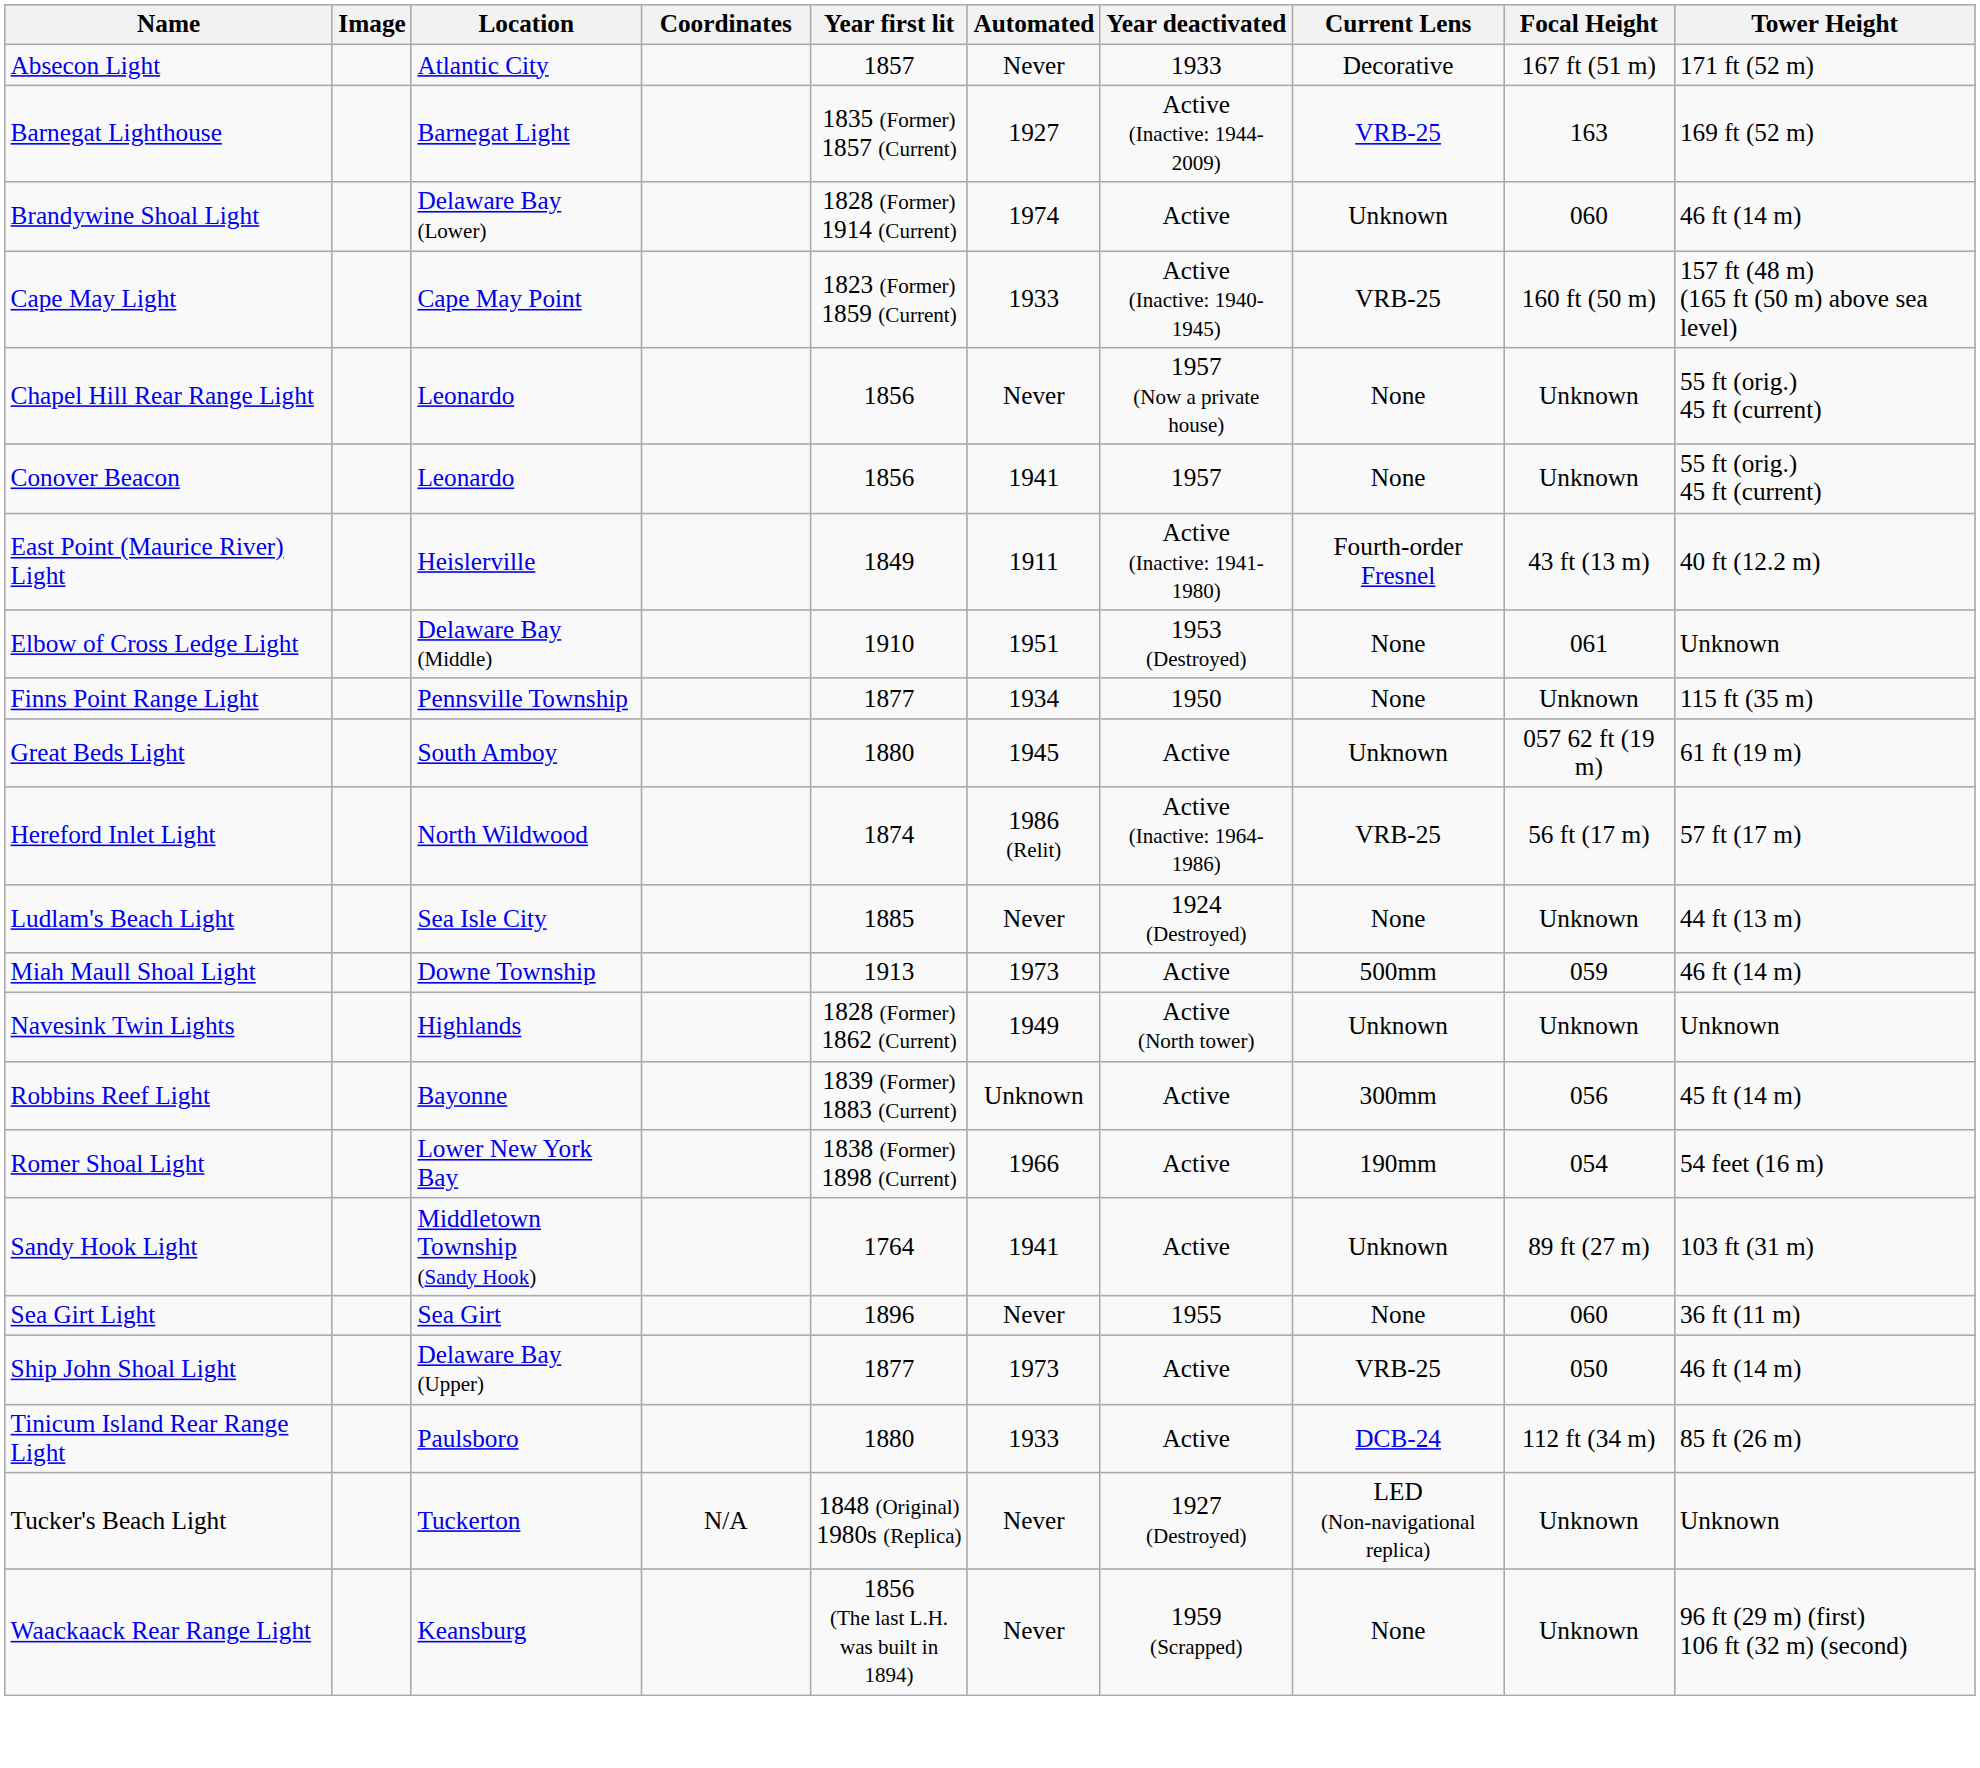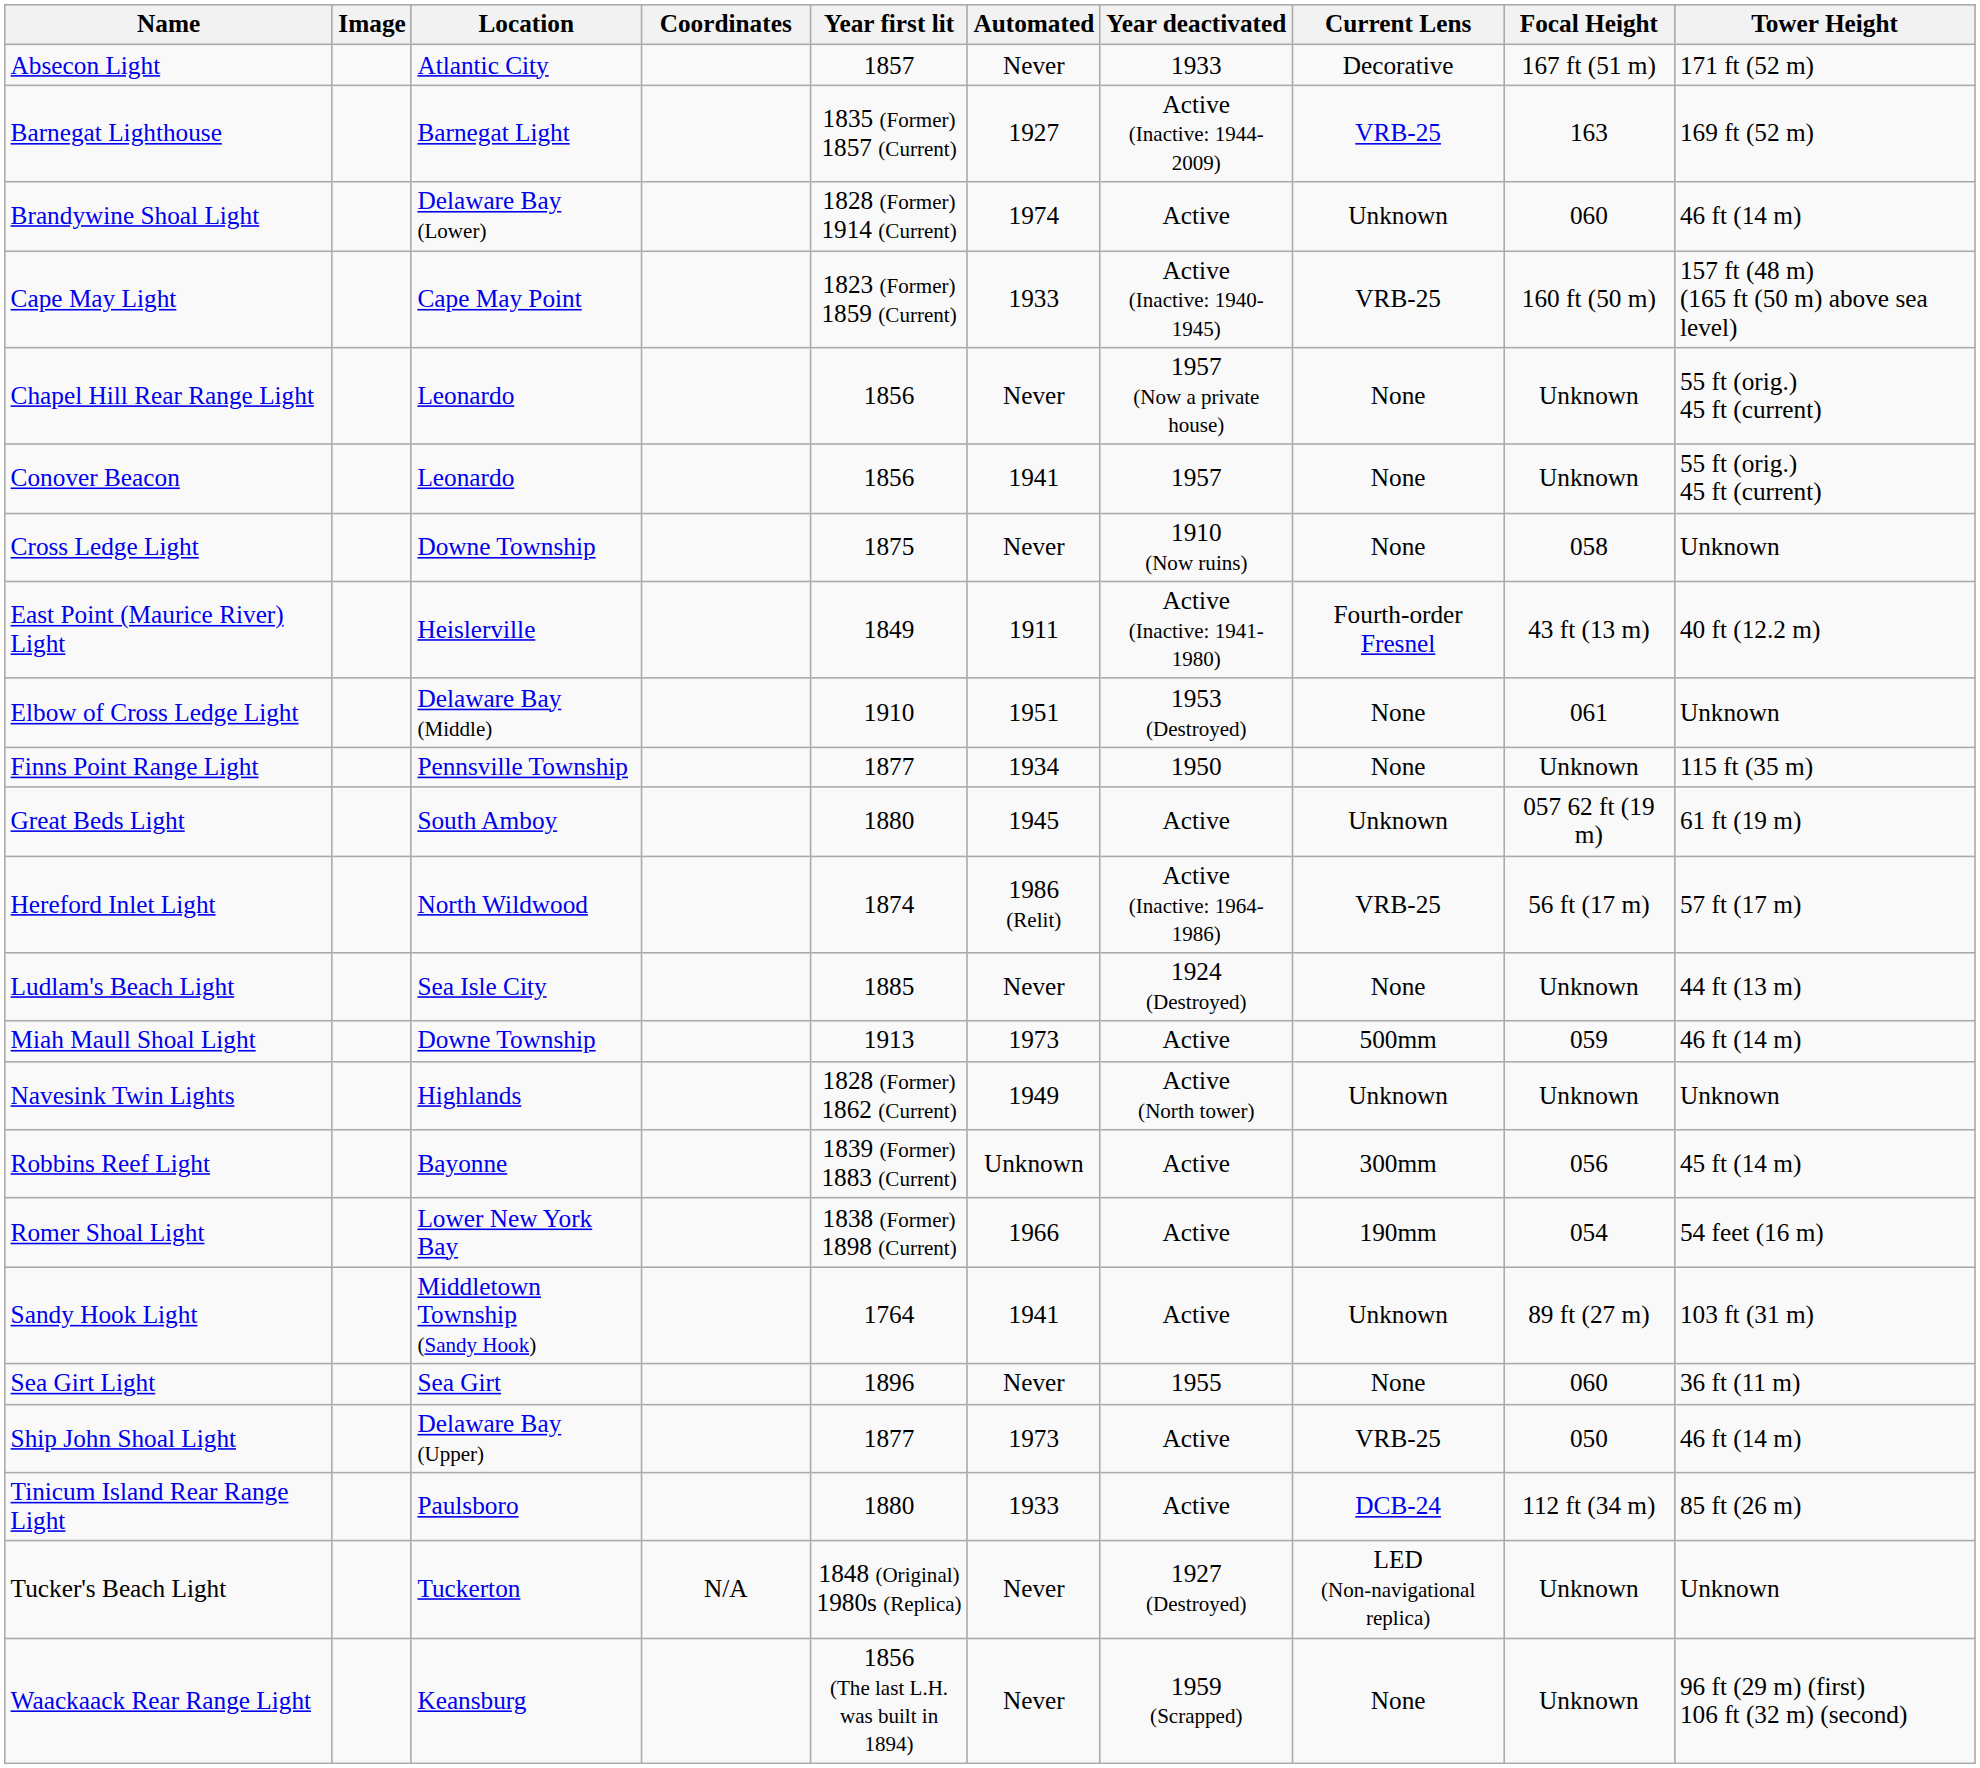+ row: (105, 546)
